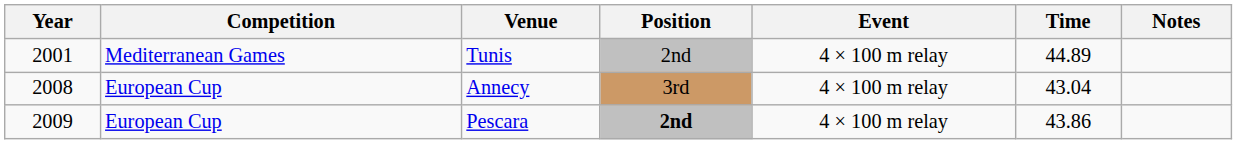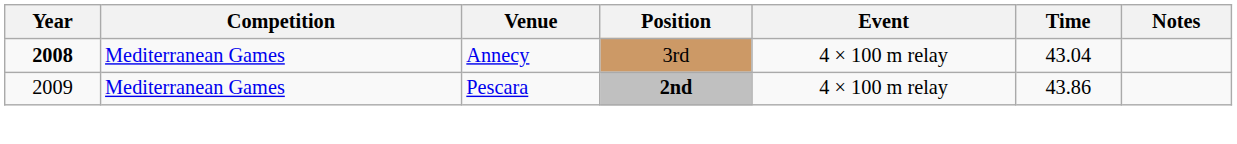- row: (489, 55)
(53, 88) normal -> (53, 55) bold
(163, 88) European Cup -> (195, 55) Mediterranean Games
(163, 122) European Cup -> (195, 88) Mediterranean Games
